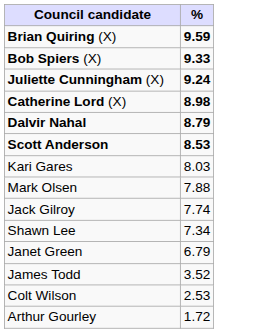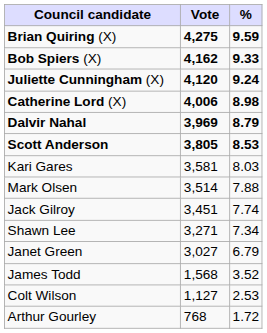+ column: (205, 15)
